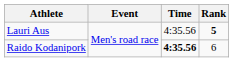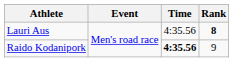(214, 31) 5 -> (214, 31) 8
(214, 48) 6 -> (214, 48) 9
